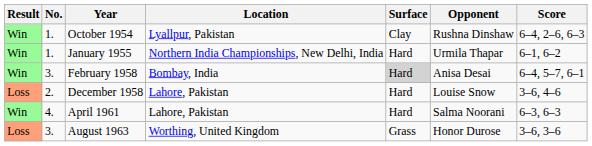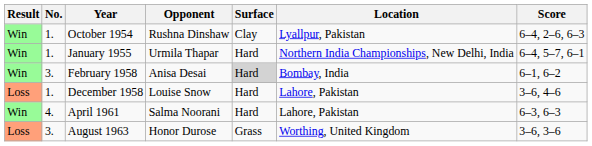columns swapped: (266, 14) <-> (473, 14)
(540, 53) 6–1, 6–2 -> (552, 53) 6–4, 5–7, 6–1
(552, 73) 6–4, 5–7, 6–1 -> (540, 73) 6–1, 6–2
(49, 92) 2. -> (49, 92) 1.
